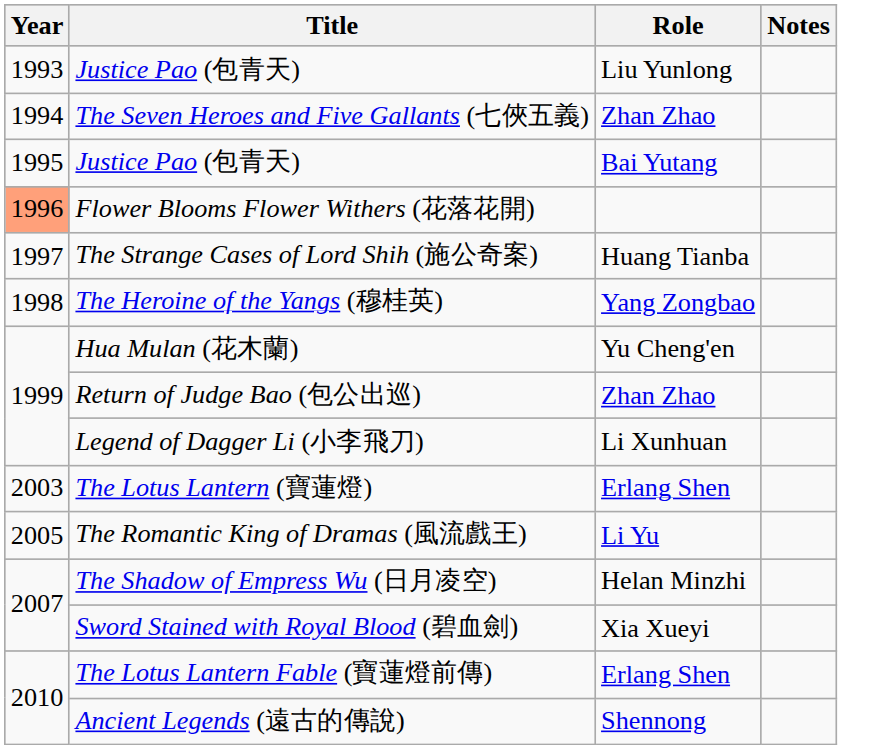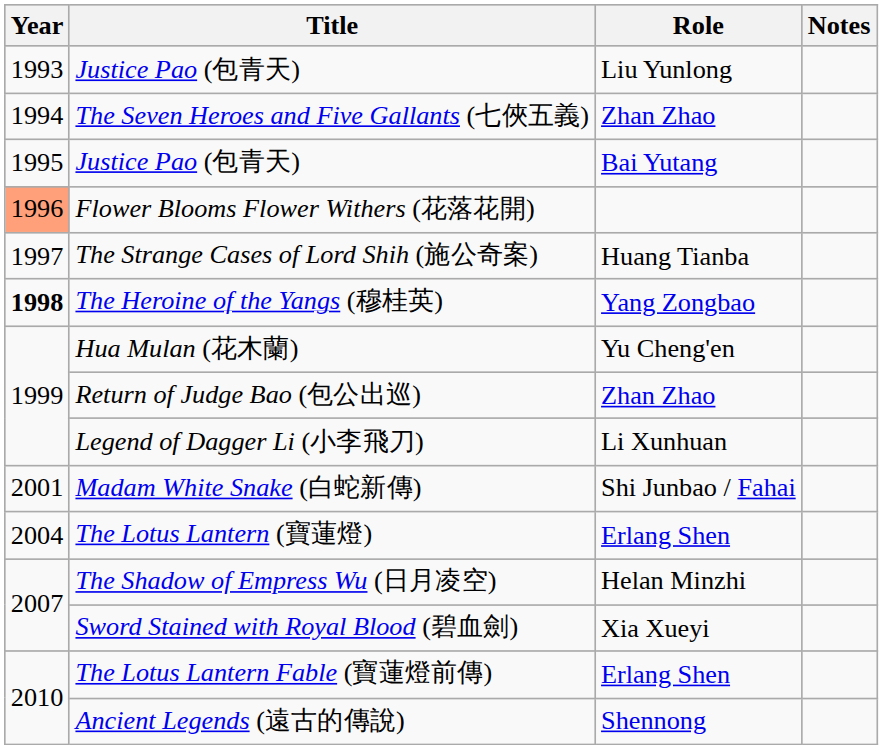(37, 302) normal -> (37, 302) bold
+ row: (249, 487)
(37, 488) 2003 -> (37, 534) 2004
- row: (301, 533)
